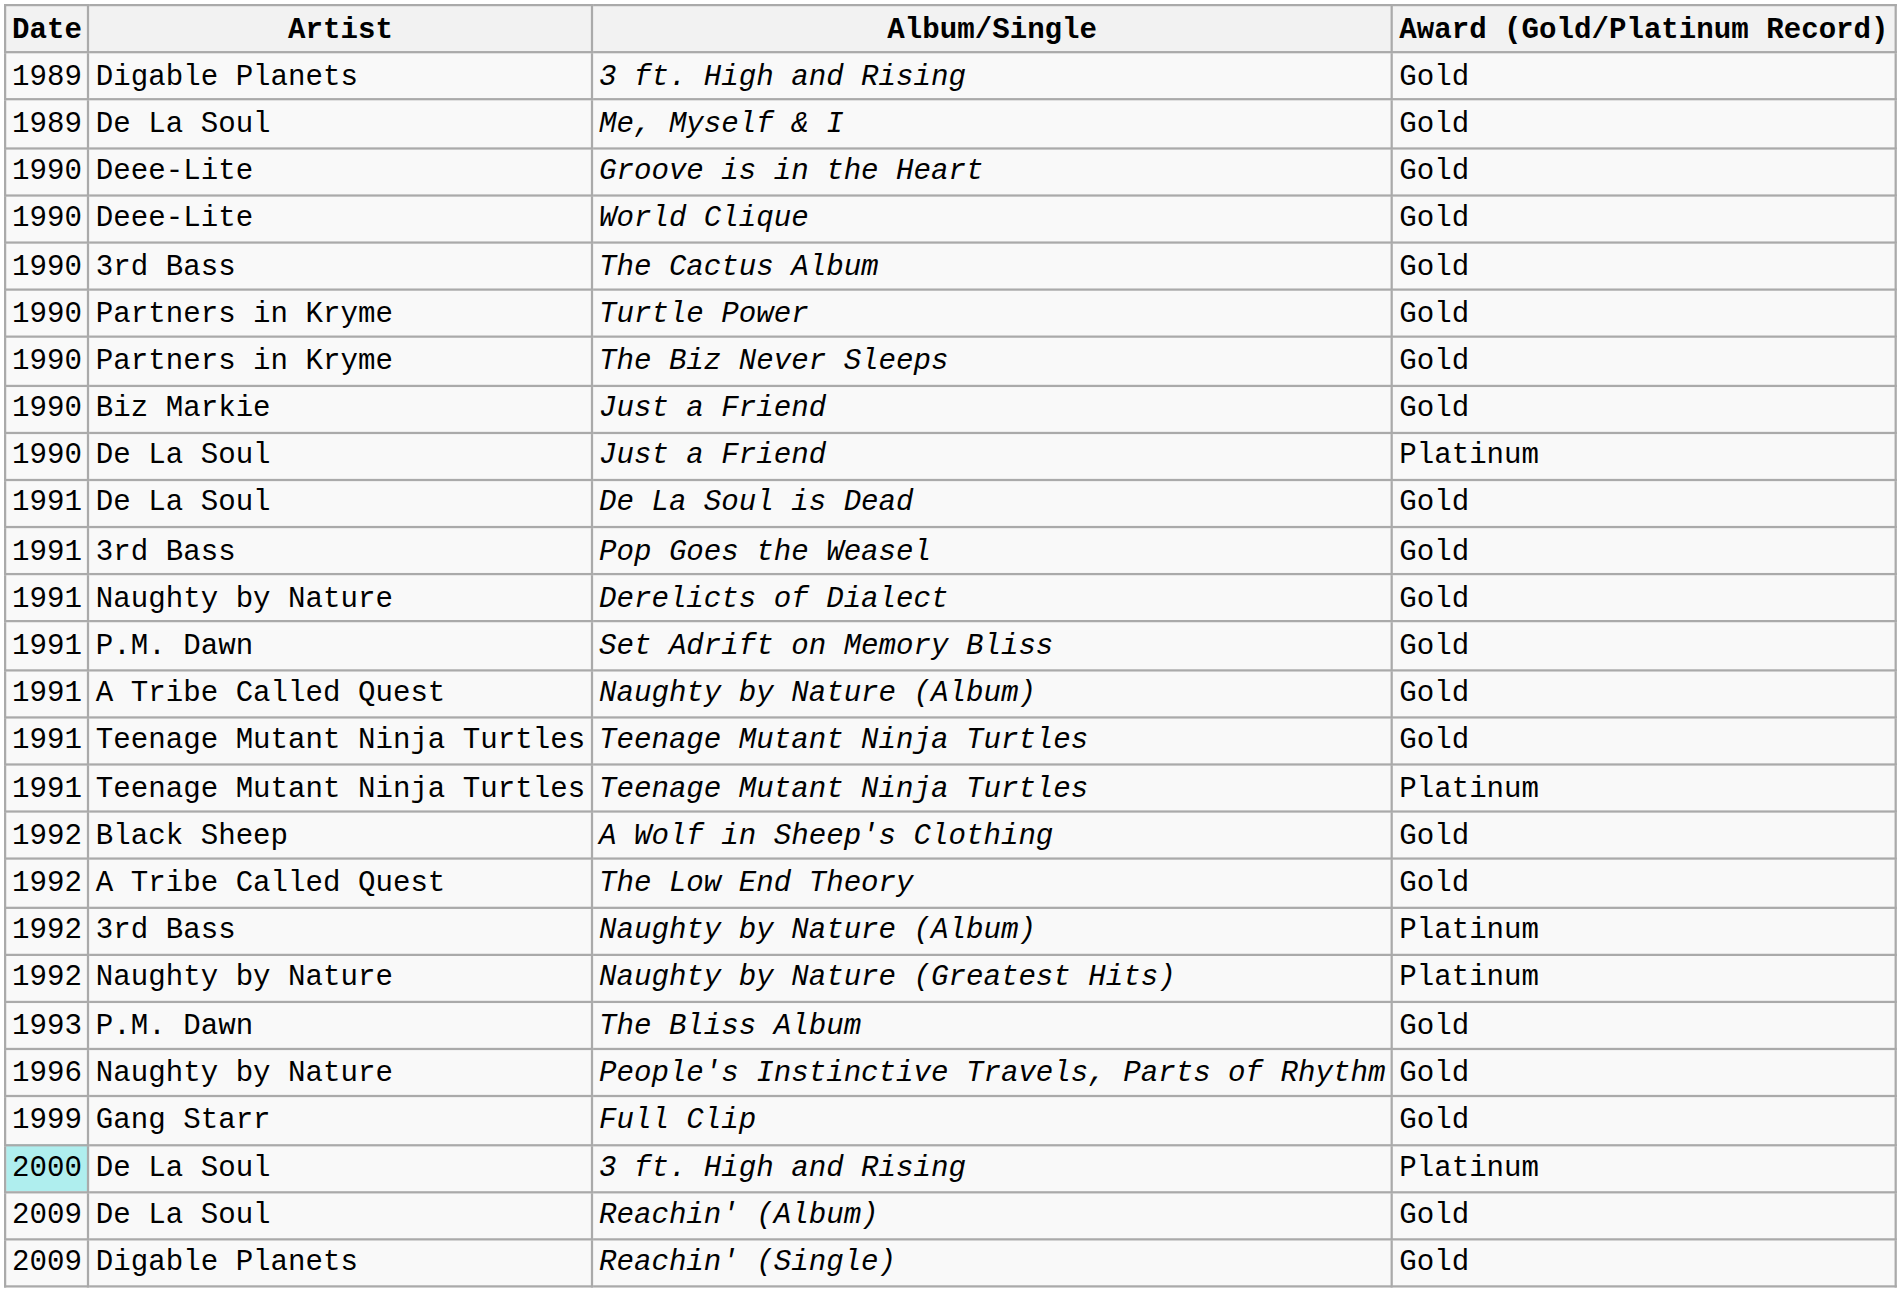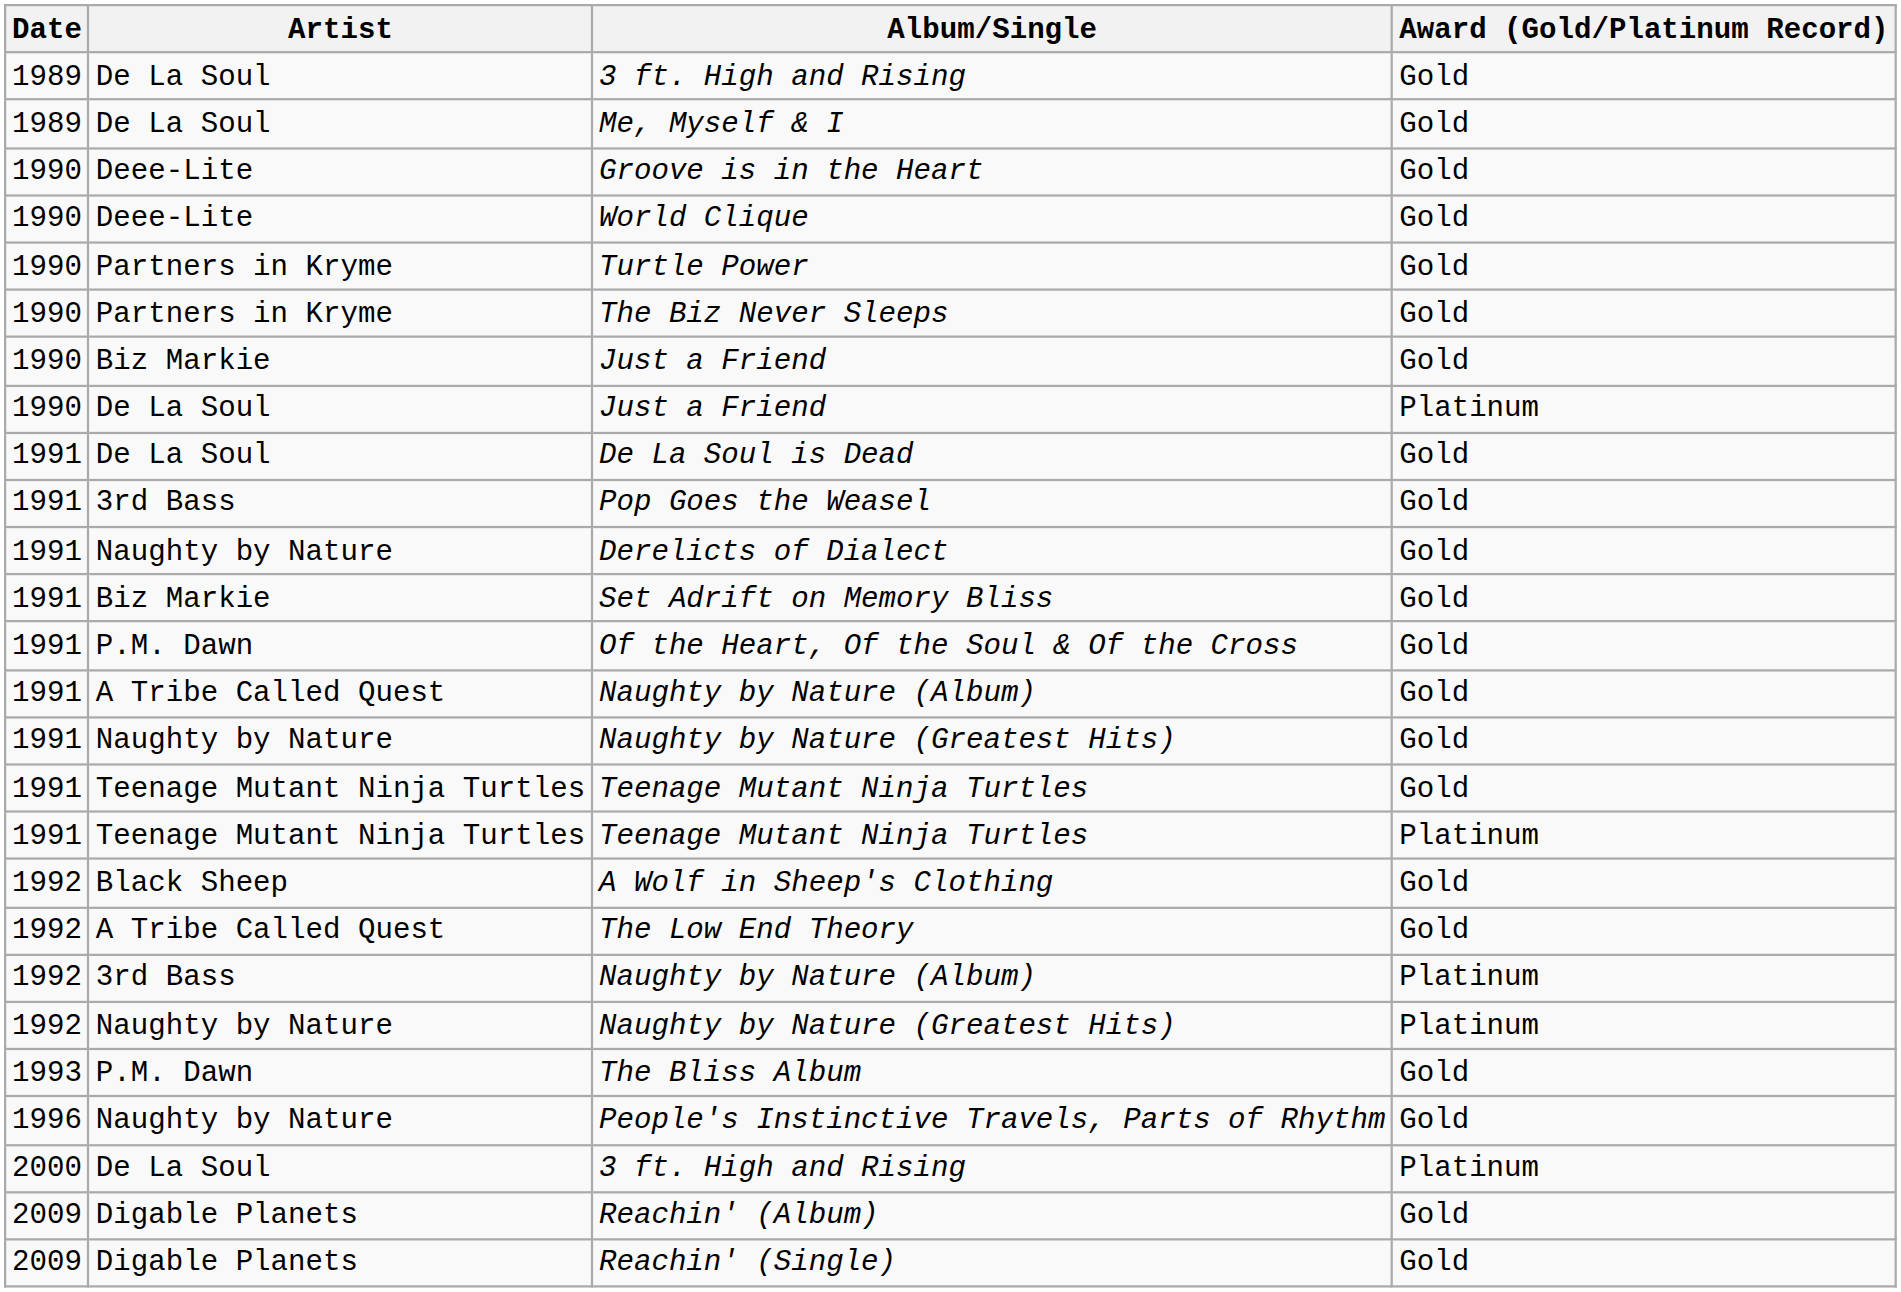(227, 76) Digable Planets -> (183, 76) De La Soul
- row: (739, 266)
(174, 646) P.M. Dawn -> (183, 598) Biz Markie
+ row: (949, 646)
+ row: (887, 741)
- row: (678, 1120)
(47, 1168) paleturquoise background -> (47, 1168) no background
(183, 1215) De La Soul -> (227, 1215) Digable Planets
